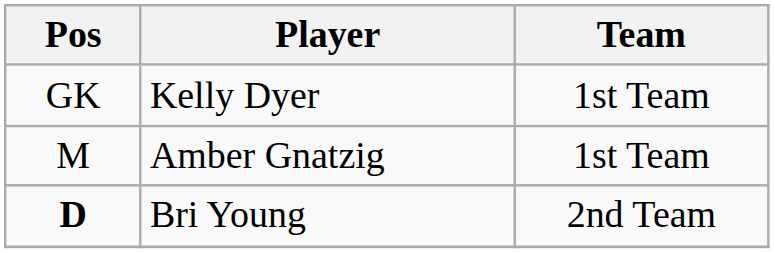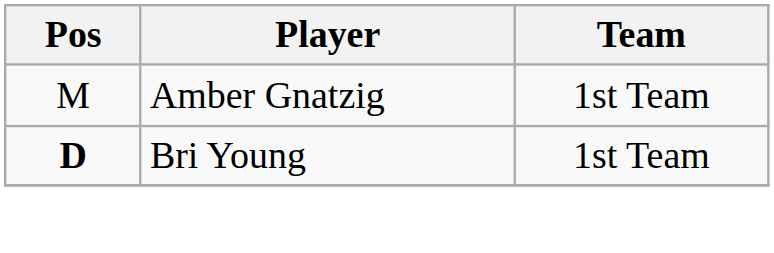- row: (235, 94)
(641, 214) 2nd Team -> (641, 154) 1st Team
